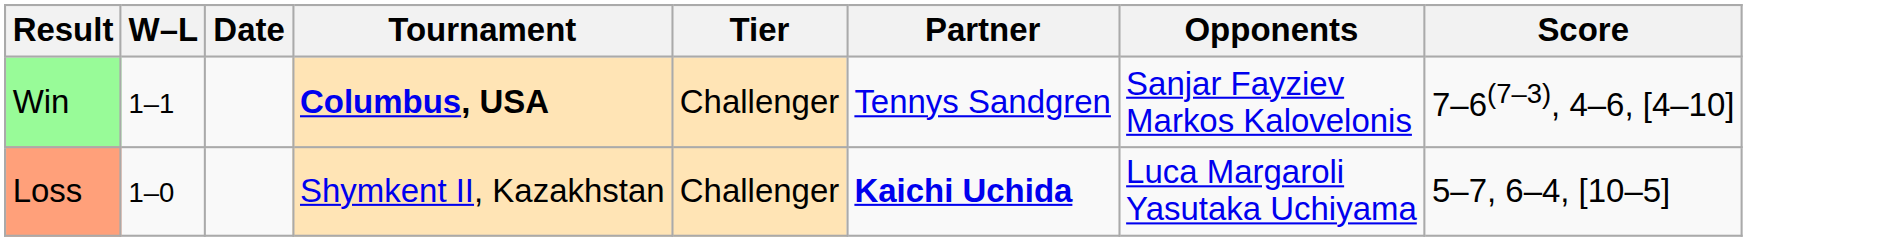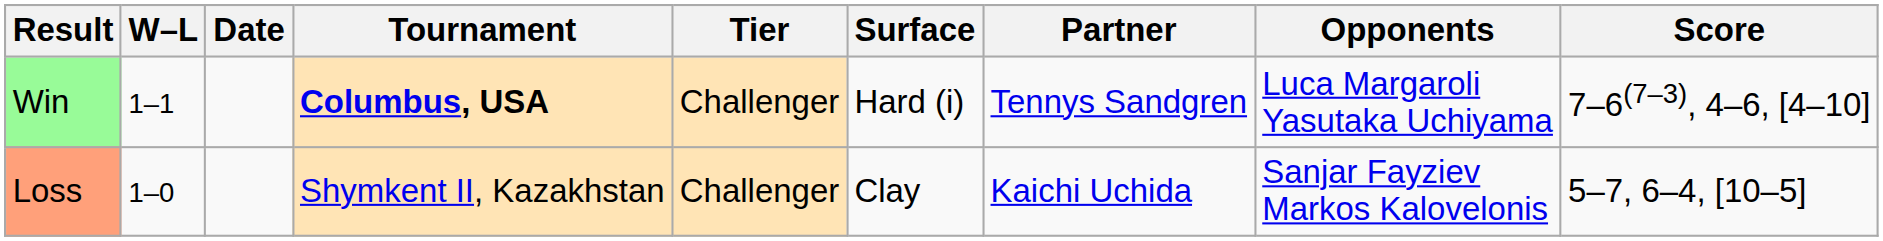+ column: (915, 30)
(1269, 101) Sanjar Fayziev Markos Kalovelonis -> (1408, 101) Luca Margaroli Yasutaka Uchiyama
(963, 190) bold -> (1091, 190) normal
(1271, 190) Luca Margaroli Yasutaka Uchiyama -> (1405, 190) Sanjar Fayziev Markos Kalovelonis
